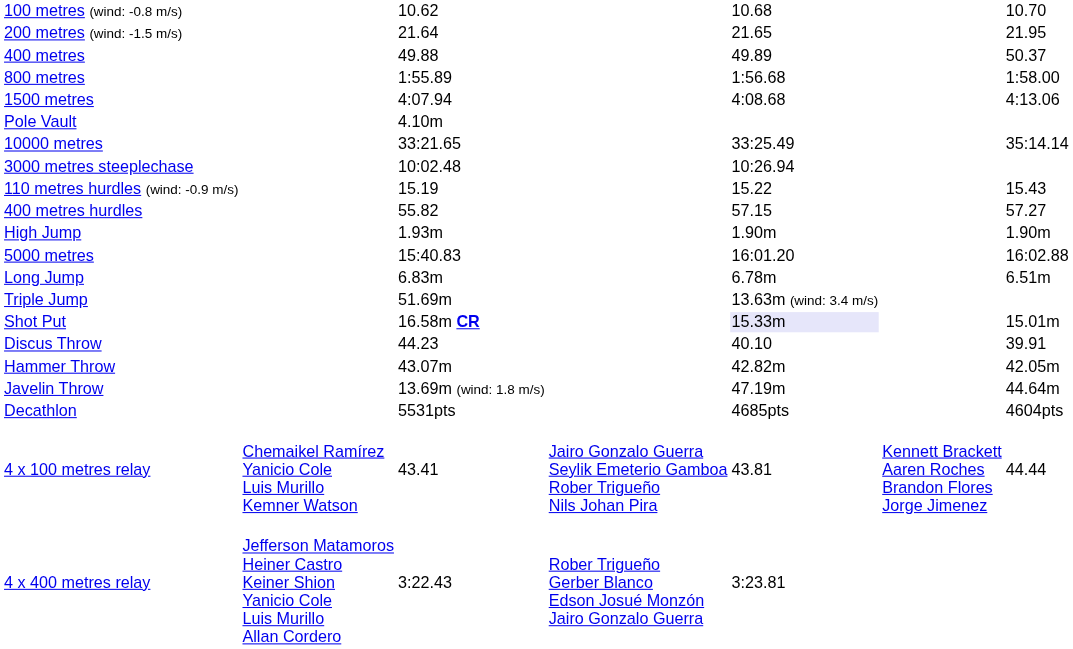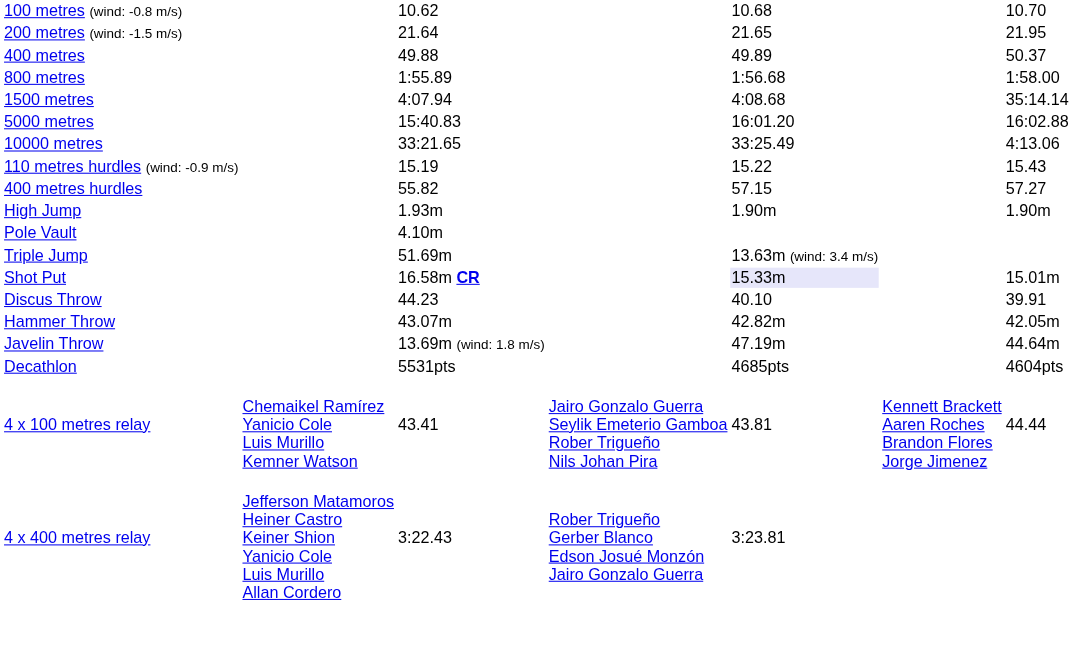(1033, 99) 4:13.06 -> (1037, 99) 35:14.14
rows swapped: (49, 255) <-> (40, 122)
(1037, 144) 35:14.14 -> (1033, 144) 4:13.06
- row: (99, 166)
- row: (44, 277)
